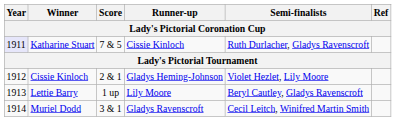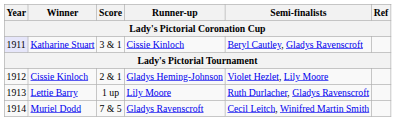(111, 44) 7 & 5 -> (111, 44) 3 & 1
(298, 44) Ruth Durlacher, Gladys Ravenscroft -> (295, 44) Beryl Cautley, Gladys Ravenscroft
(295, 92) Beryl Cautley, Gladys Ravenscroft -> (298, 92) Ruth Durlacher, Gladys Ravenscroft
(111, 108) 3 & 1 -> (111, 108) 7 & 5
